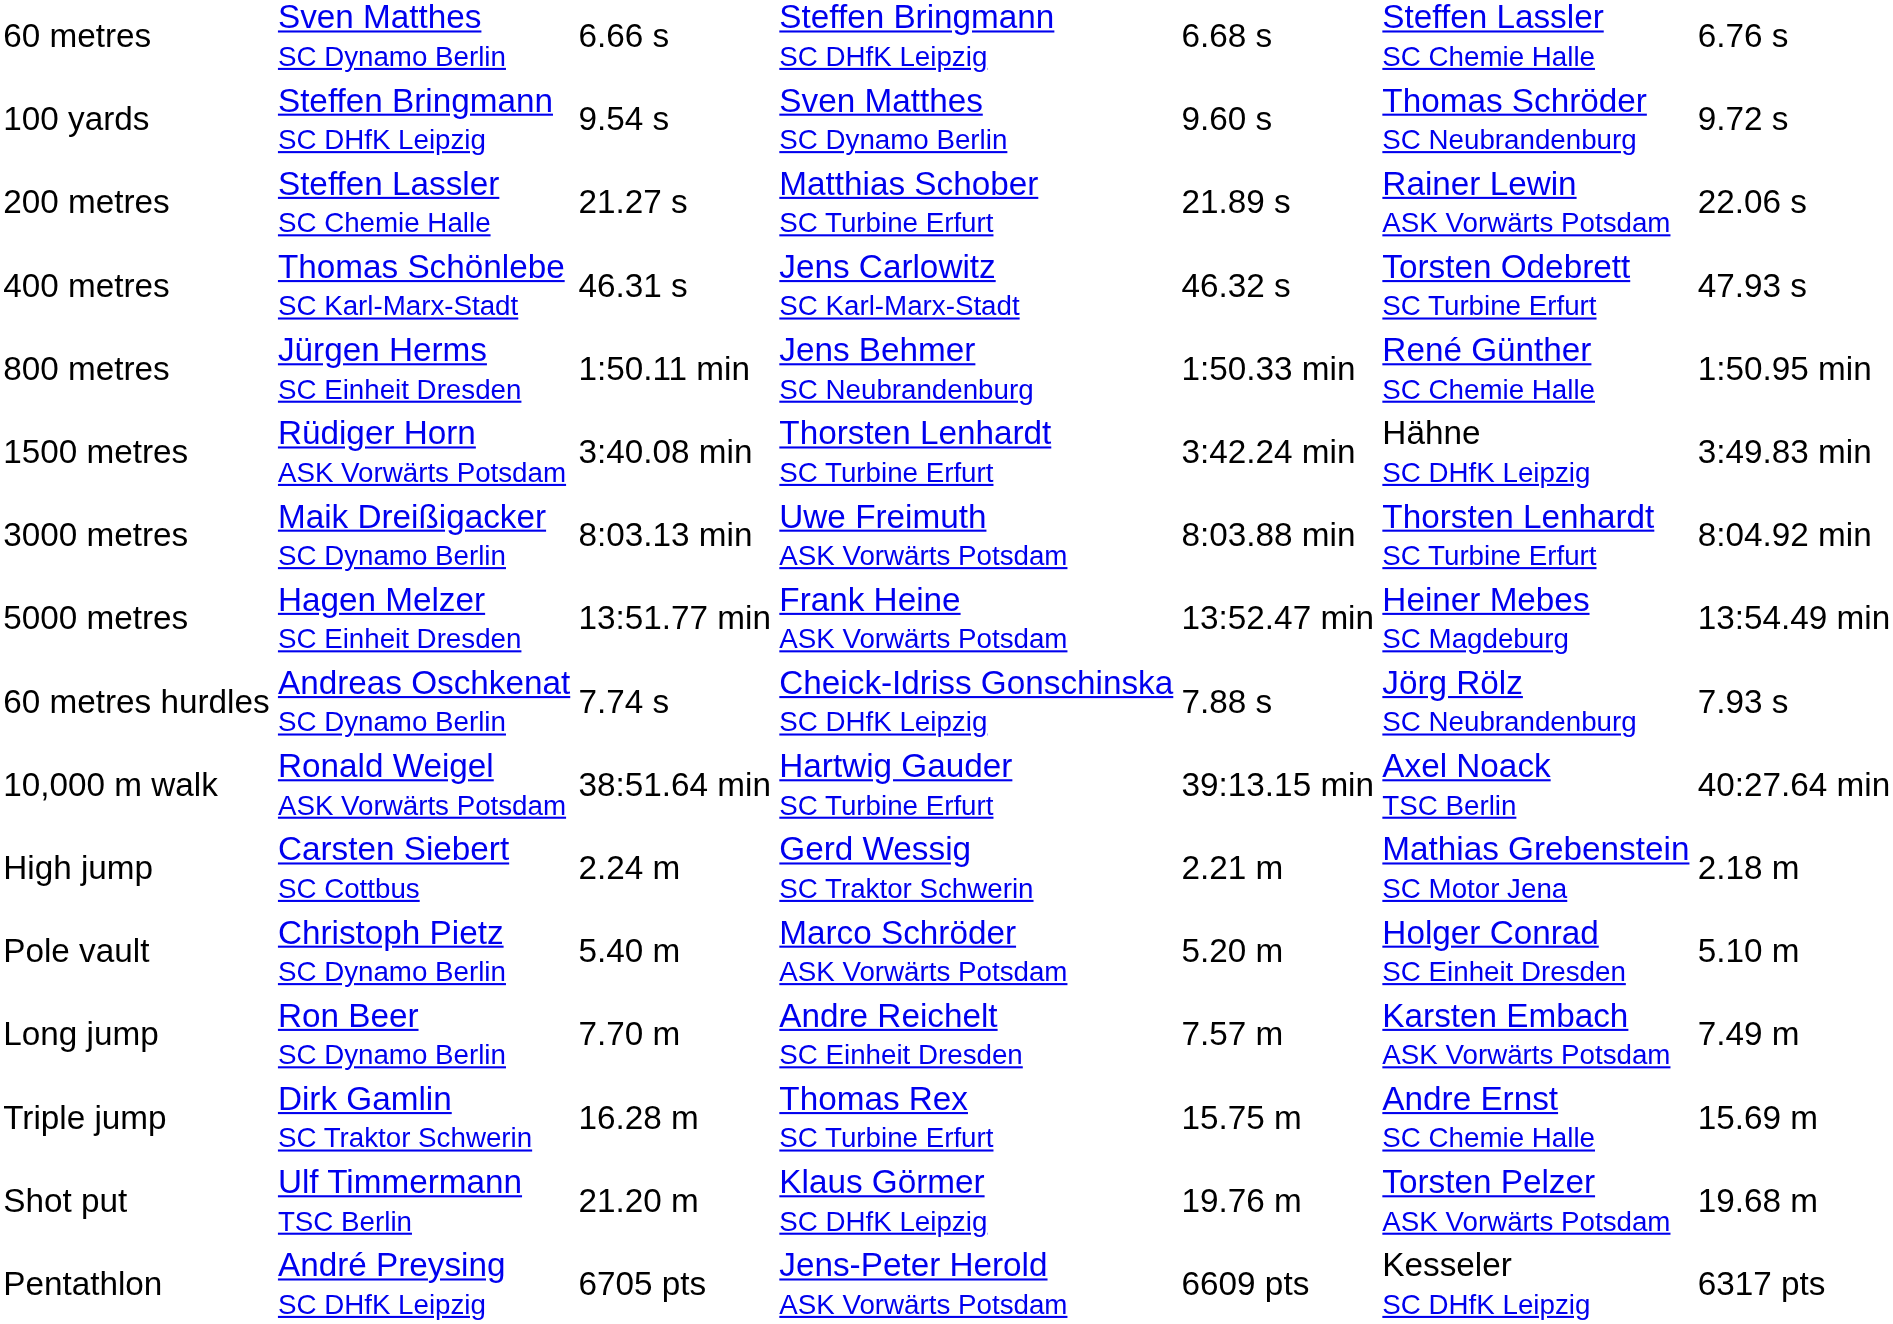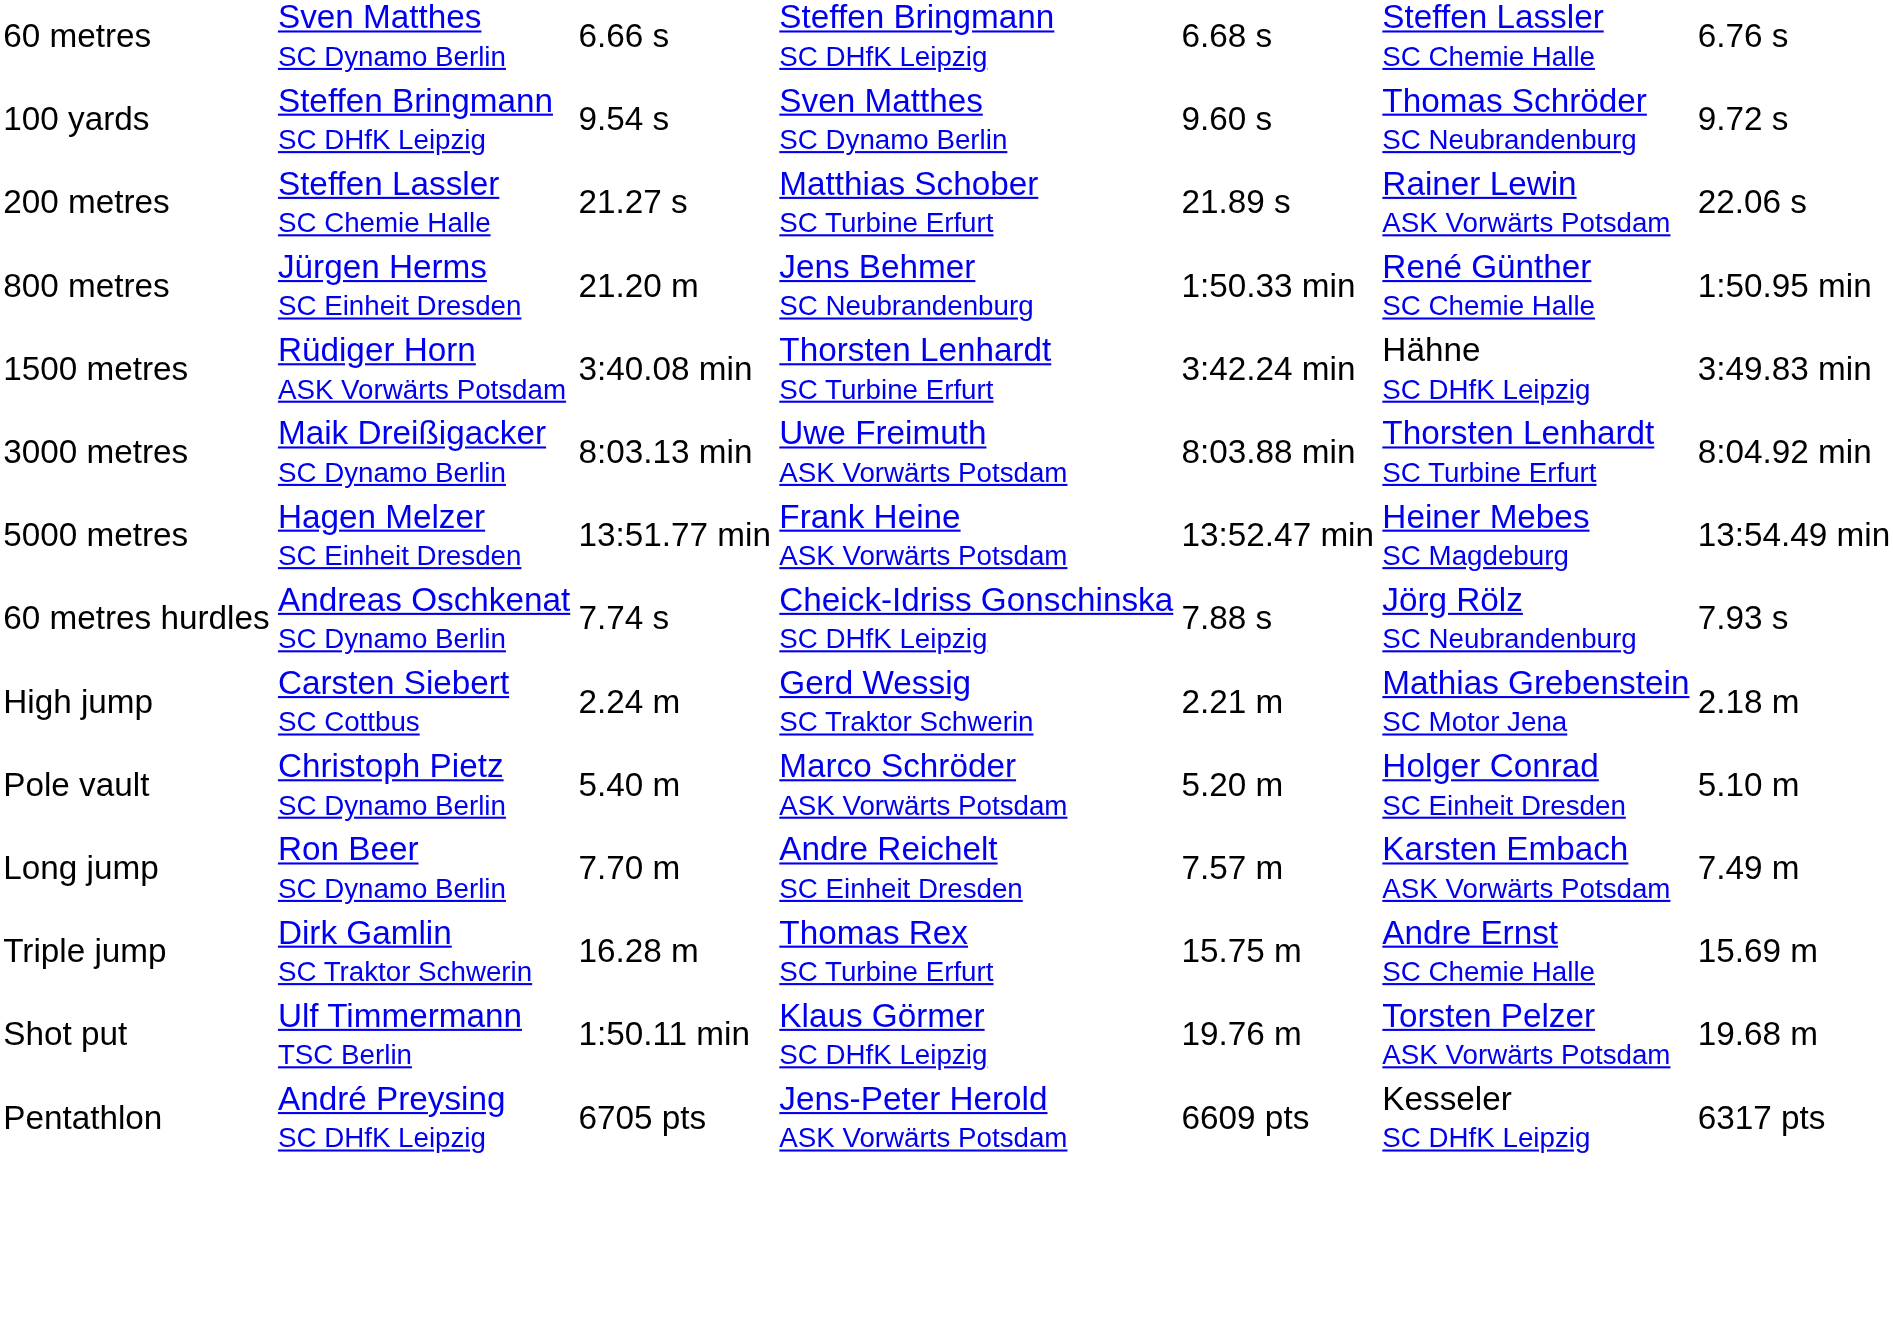- row: (86, 285)
(664, 368) 1:50.11 min -> (639, 285) 21.20 m
- row: (111, 784)
(639, 1200) 21.20 m -> (664, 1034) 1:50.11 min
